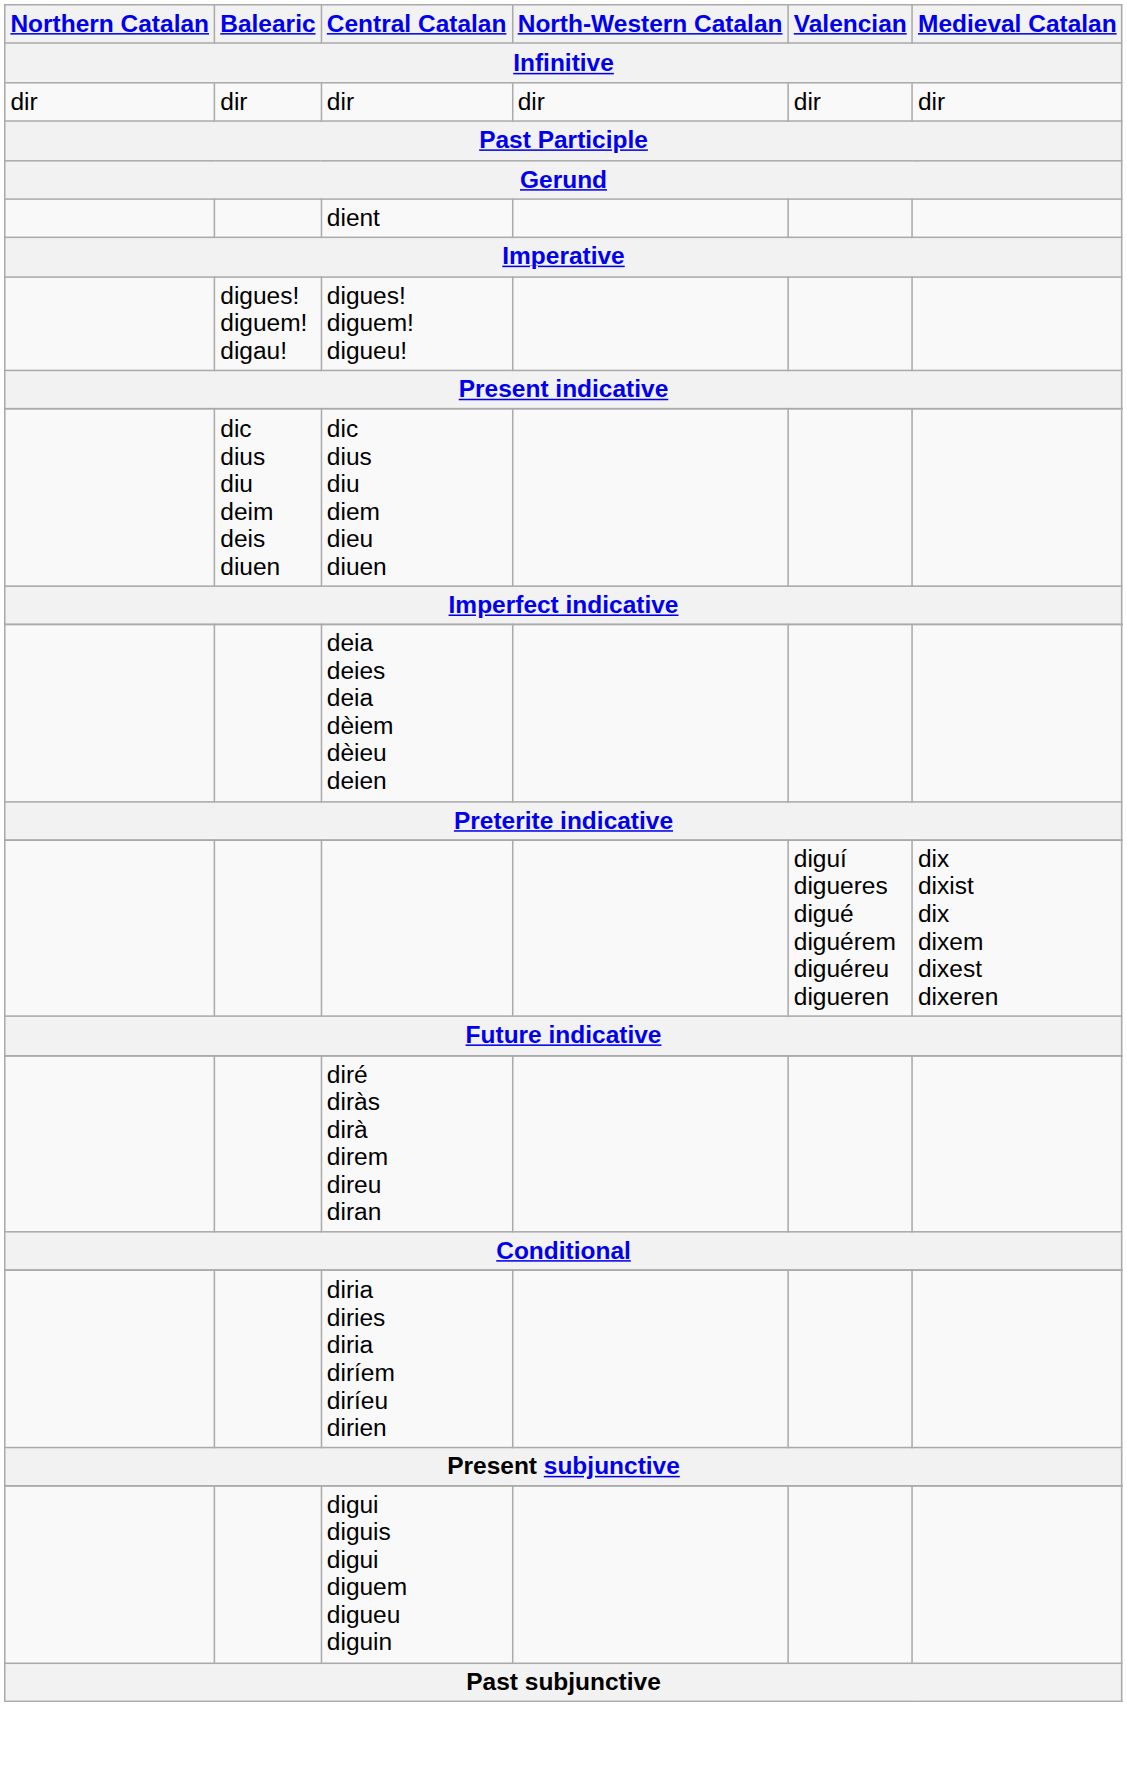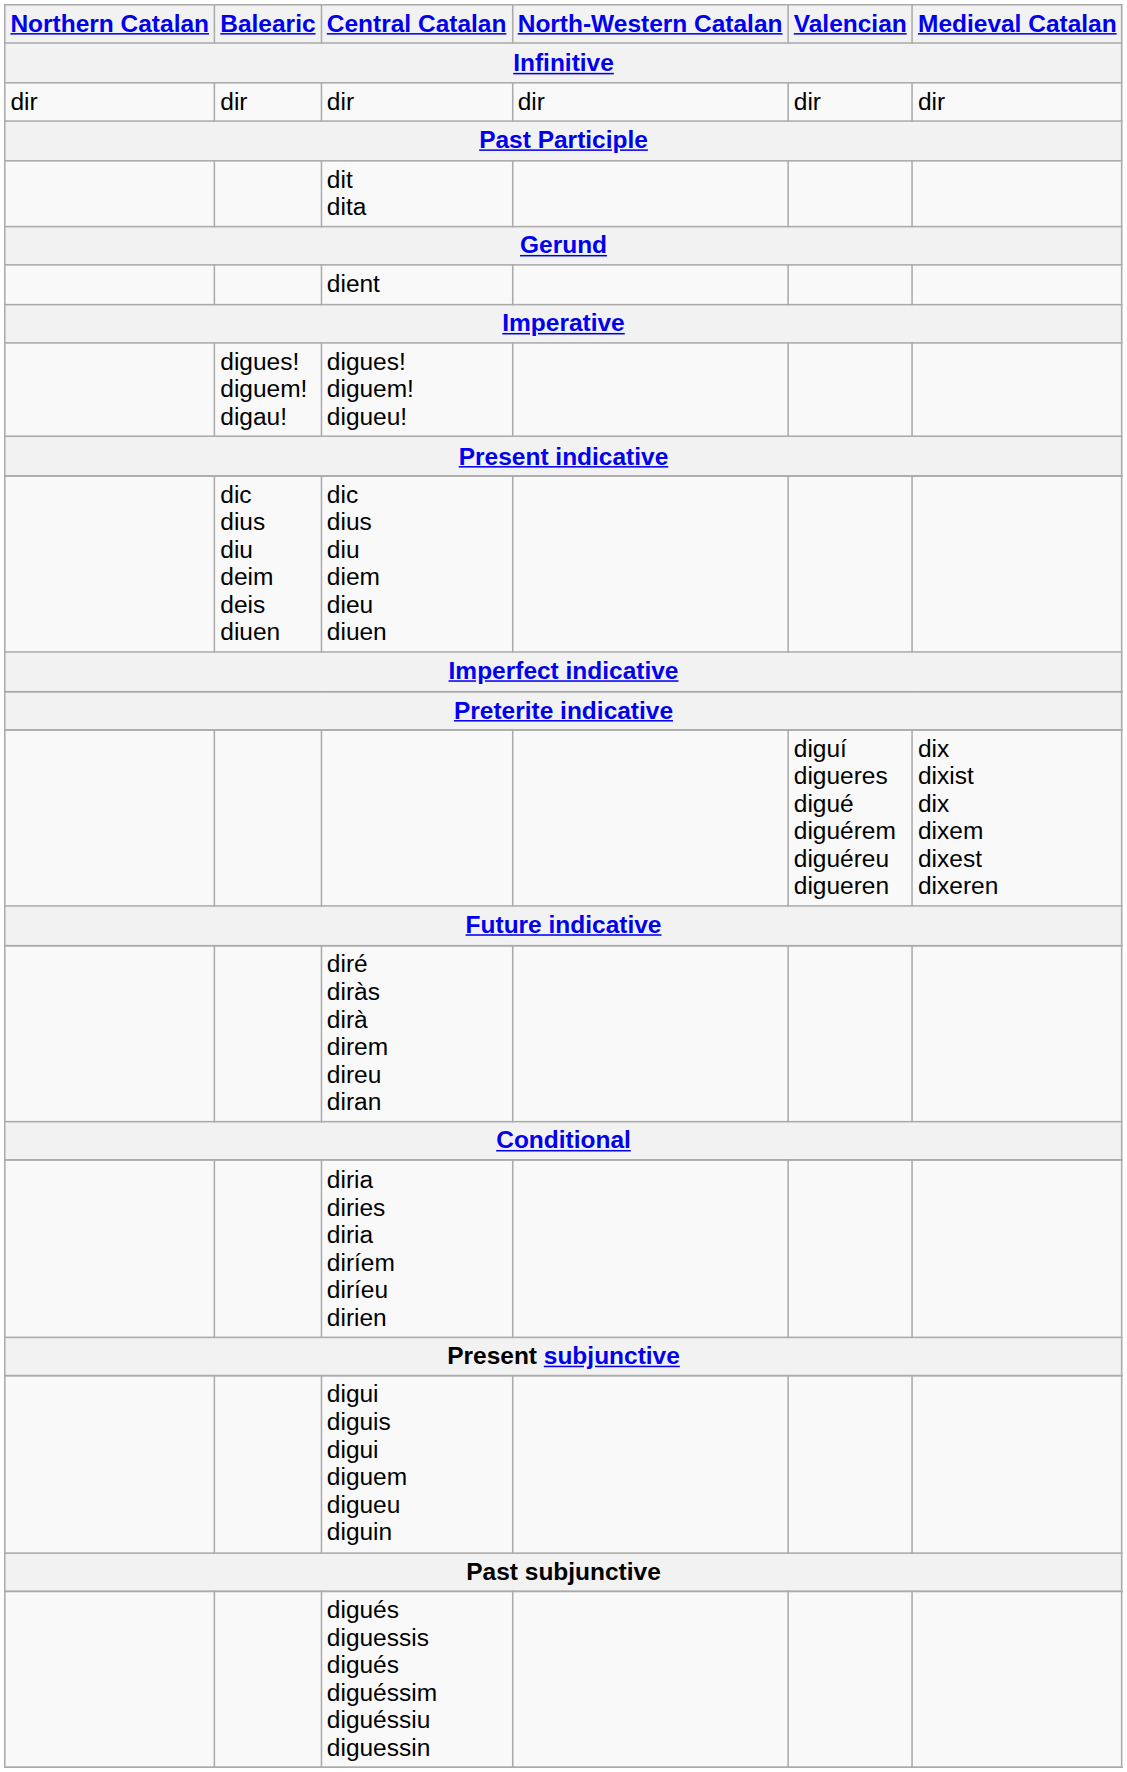+ row: (268, 193)
- row: (268, 713)
+ row: (268, 1679)
